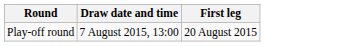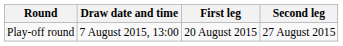+ column: (299, 13)
